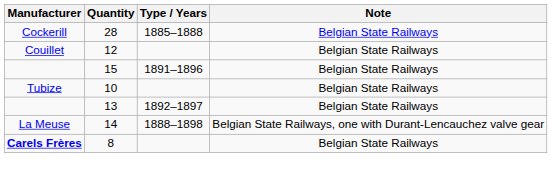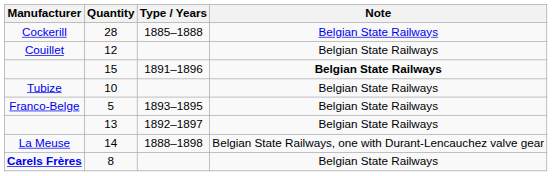(378, 69) normal -> (378, 69) bold
+ row: (111, 106)
